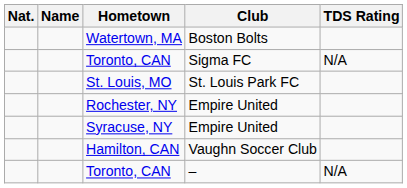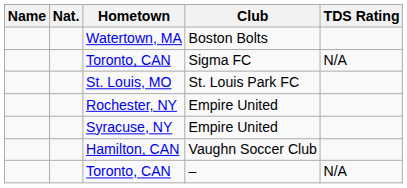columns swapped: (60, 16) <-> (21, 16)
